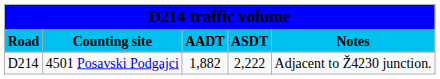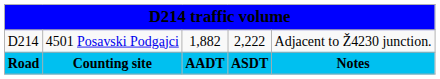rows swapped: (24, 41) <-> (23, 63)
